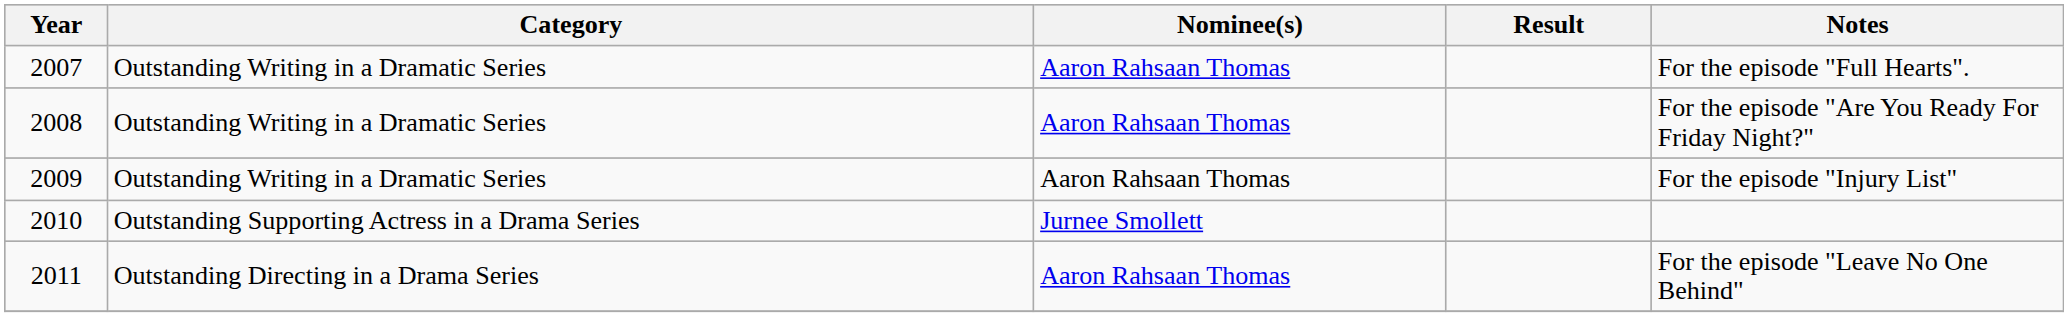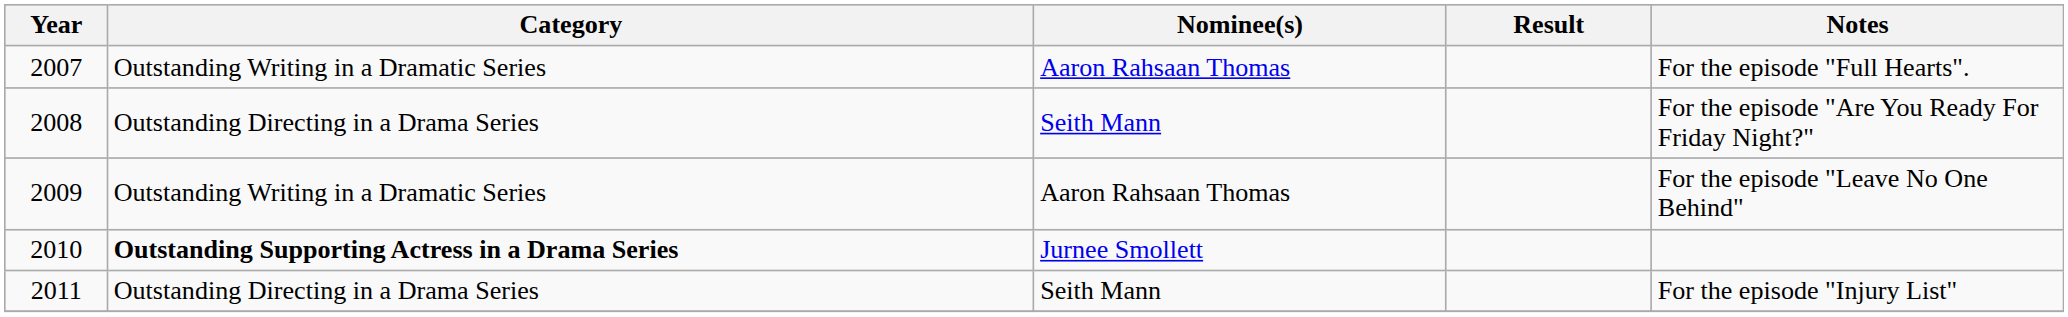(330, 122) Outstanding Writing in a Dramatic Series -> (326, 122) Outstanding Directing in a Drama Series
(1165, 122) Aaron Rahsaan Thomas -> (1101, 122) Seith Mann
(1807, 178) For the episode "Injury List" -> (1823, 193) For the episode "Leave No One Behind"
(377, 219) normal -> (396, 249) bold
(1165, 275) Aaron Rahsaan Thomas -> (1101, 290) Seith Mann
(1823, 275) For the episode "Leave No One Behind" -> (1807, 290) For the episode "Injury List"
